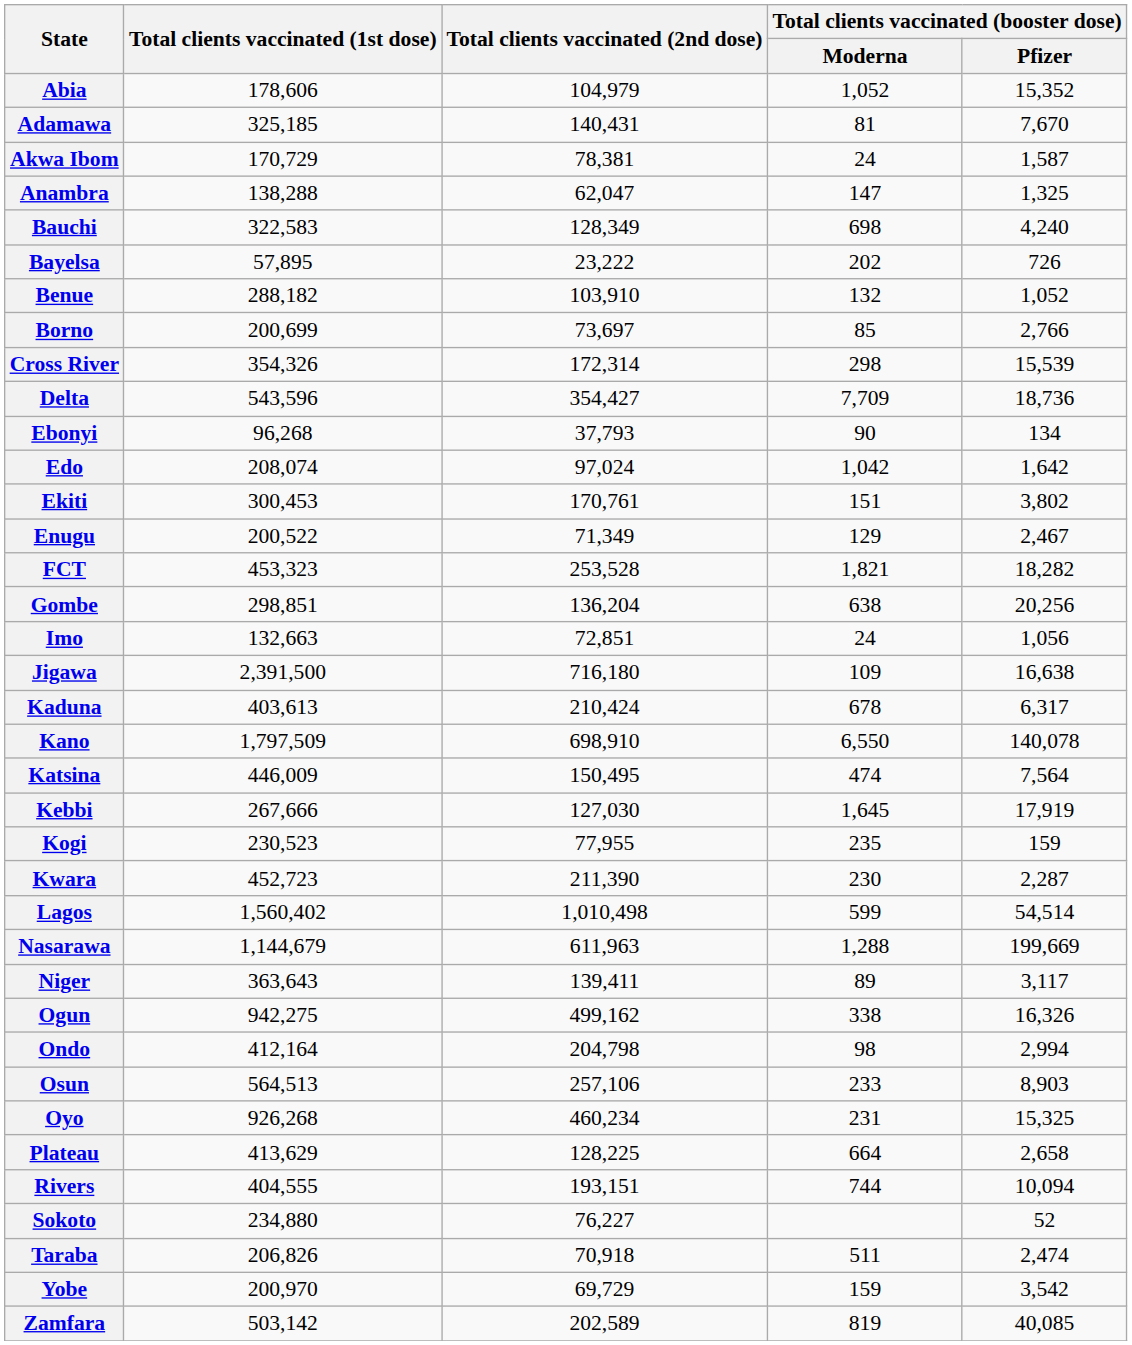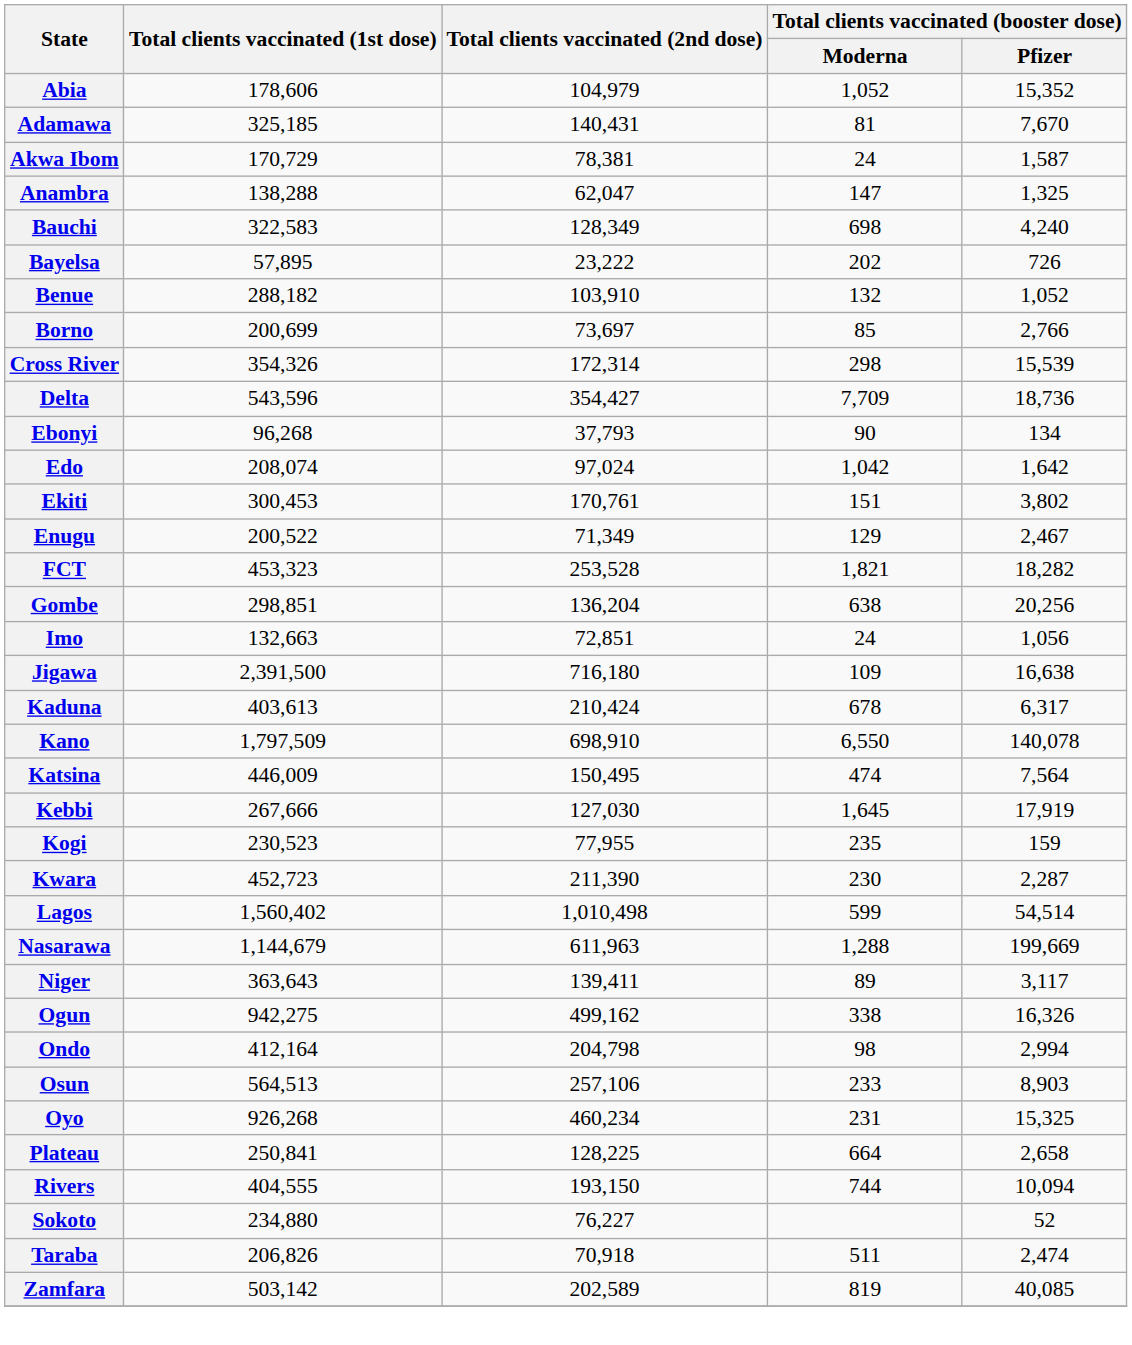(283, 1152) 413,629 -> (283, 1152) 250,841
(605, 1186) 193,151 -> (605, 1186) 193,150
- row: (64, 1289)
